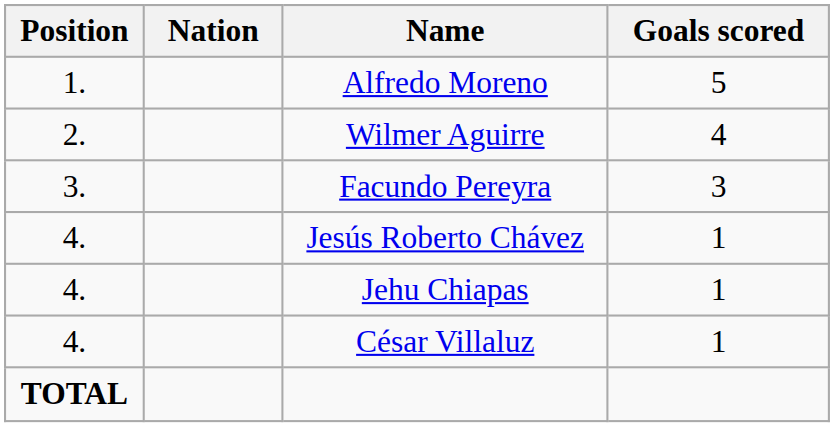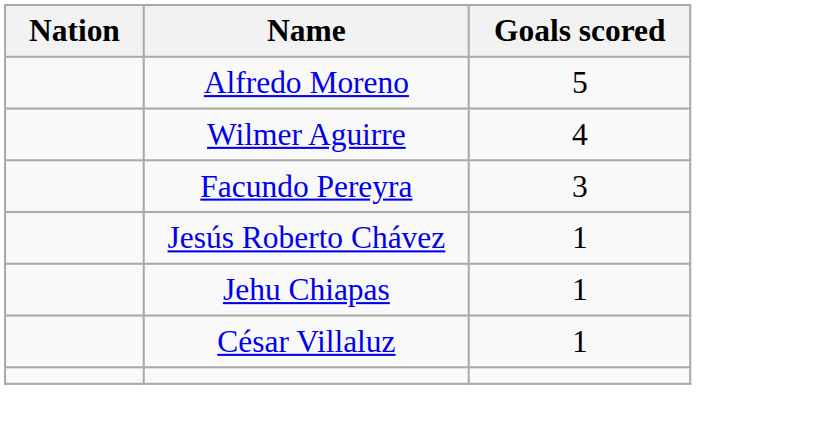- column: (74, 30)
